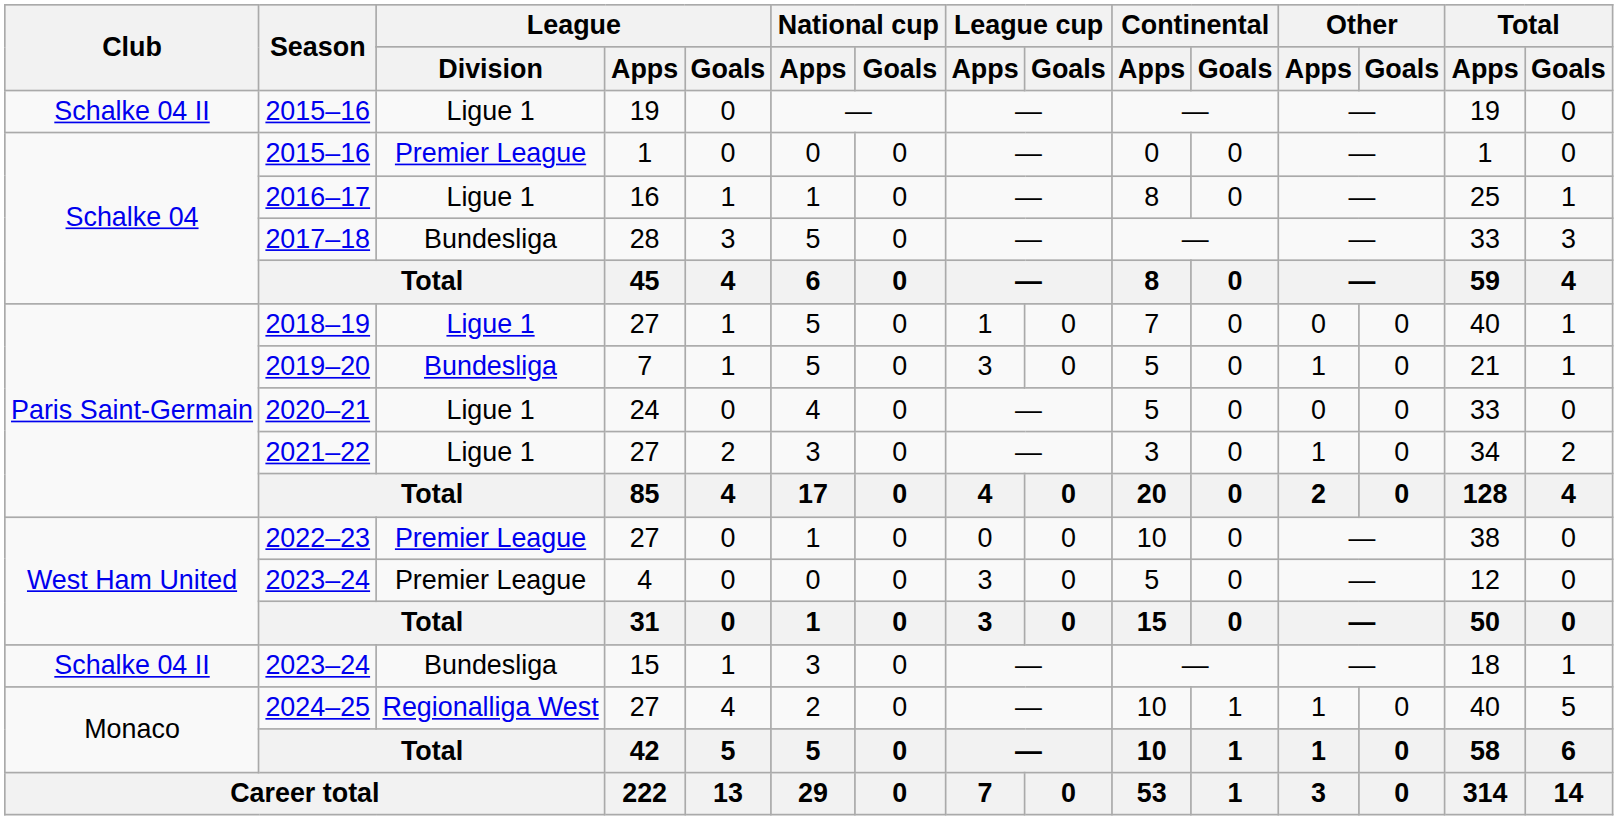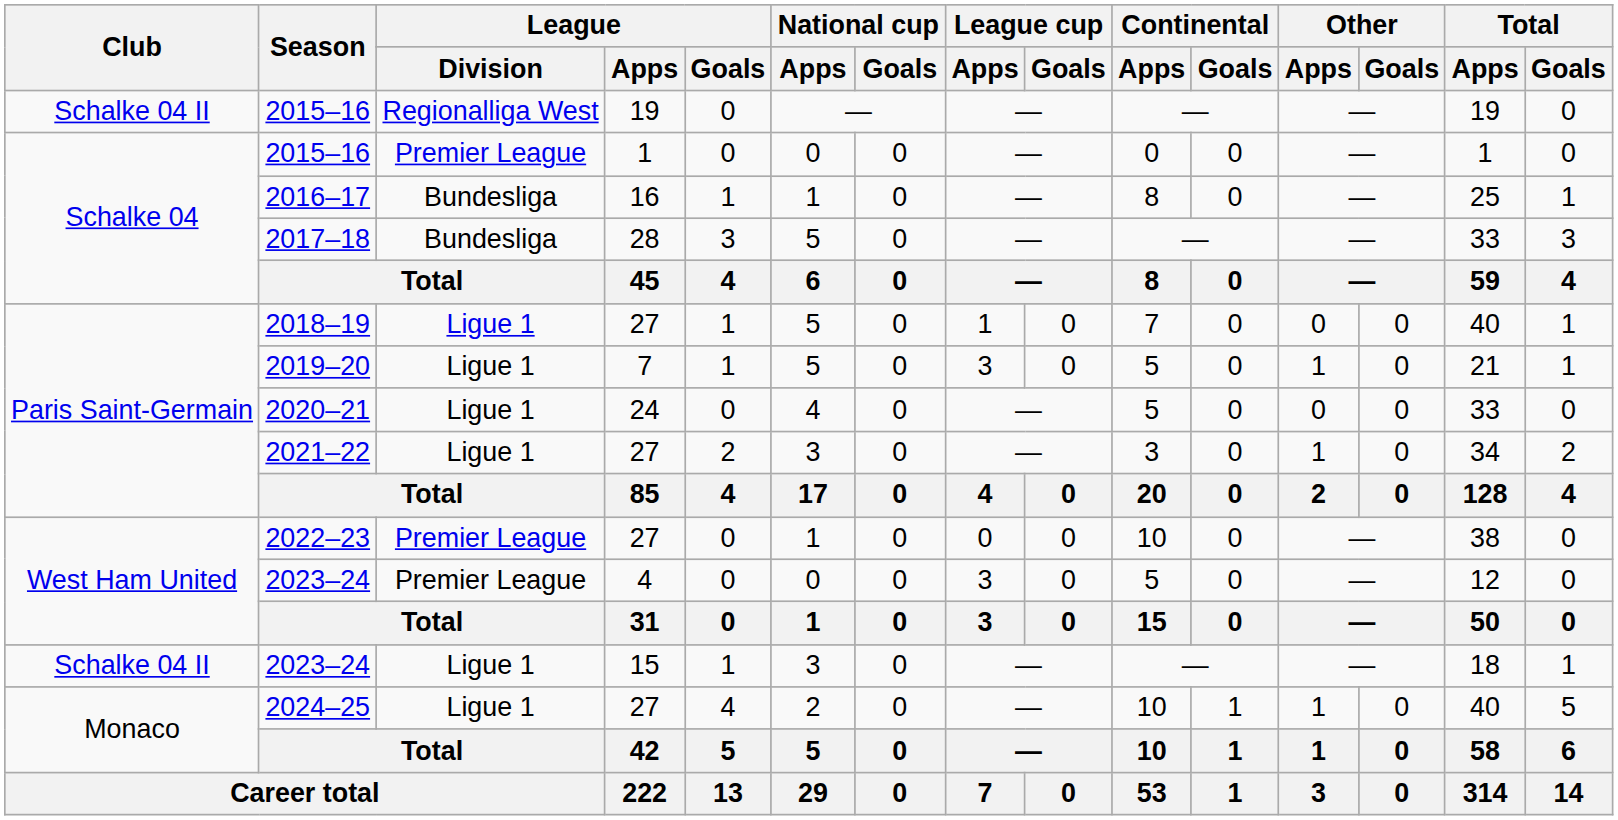(491, 111) Ligue 1 -> (491, 111) Regionalliga West
(491, 196) Ligue 1 -> (491, 196) Bundesliga
(491, 366) Bundesliga -> (491, 366) Ligue 1
(491, 665) Bundesliga -> (491, 665) Ligue 1
(491, 707) Regionalliga West -> (491, 707) Ligue 1
